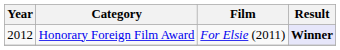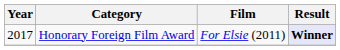(20, 34) 2012 -> (20, 34) 2017
